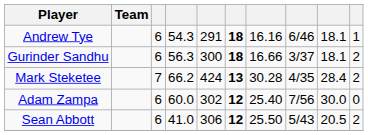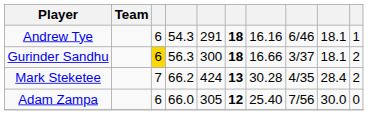(158, 57) no background -> (158, 57) gold background
(181, 99) 60.0 -> (181, 99) 66.0
(211, 99) 302 -> (211, 99) 305
- row: (58, 120)
